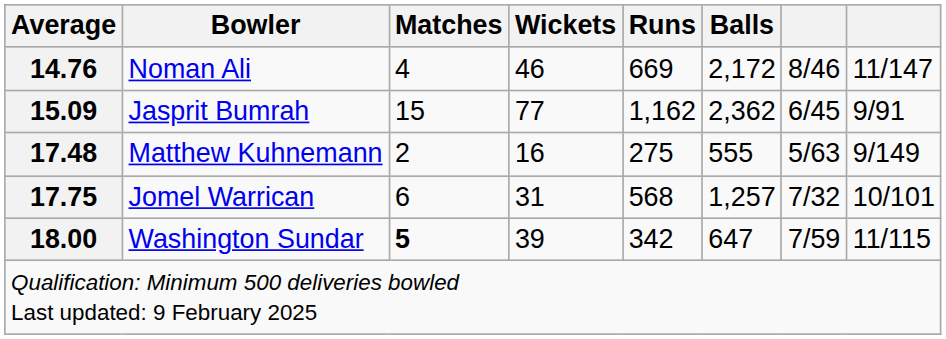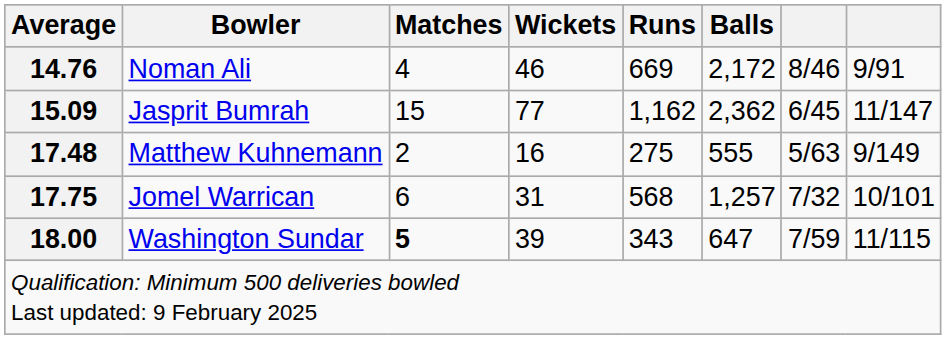(893, 68) 11/147 -> (879, 68) 9/91
(879, 111) 9/91 -> (893, 111) 11/147
(651, 238) 342 -> (651, 238) 343
